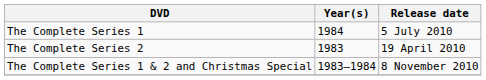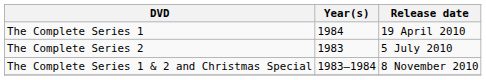(417, 31) 5 July 2010 -> (423, 31) 19 April 2010
(423, 48) 19 April 2010 -> (417, 48) 5 July 2010
